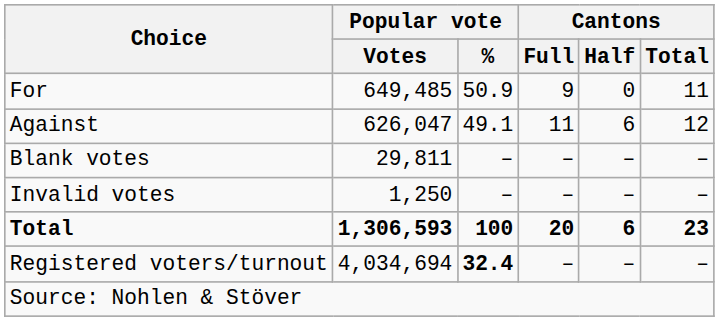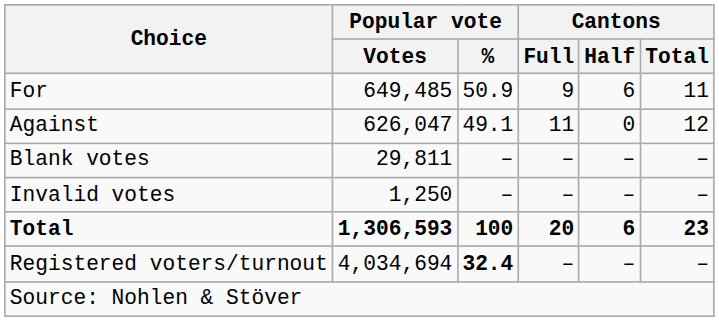(629, 91) 0 -> (629, 91) 6
(629, 126) 6 -> (629, 126) 0
